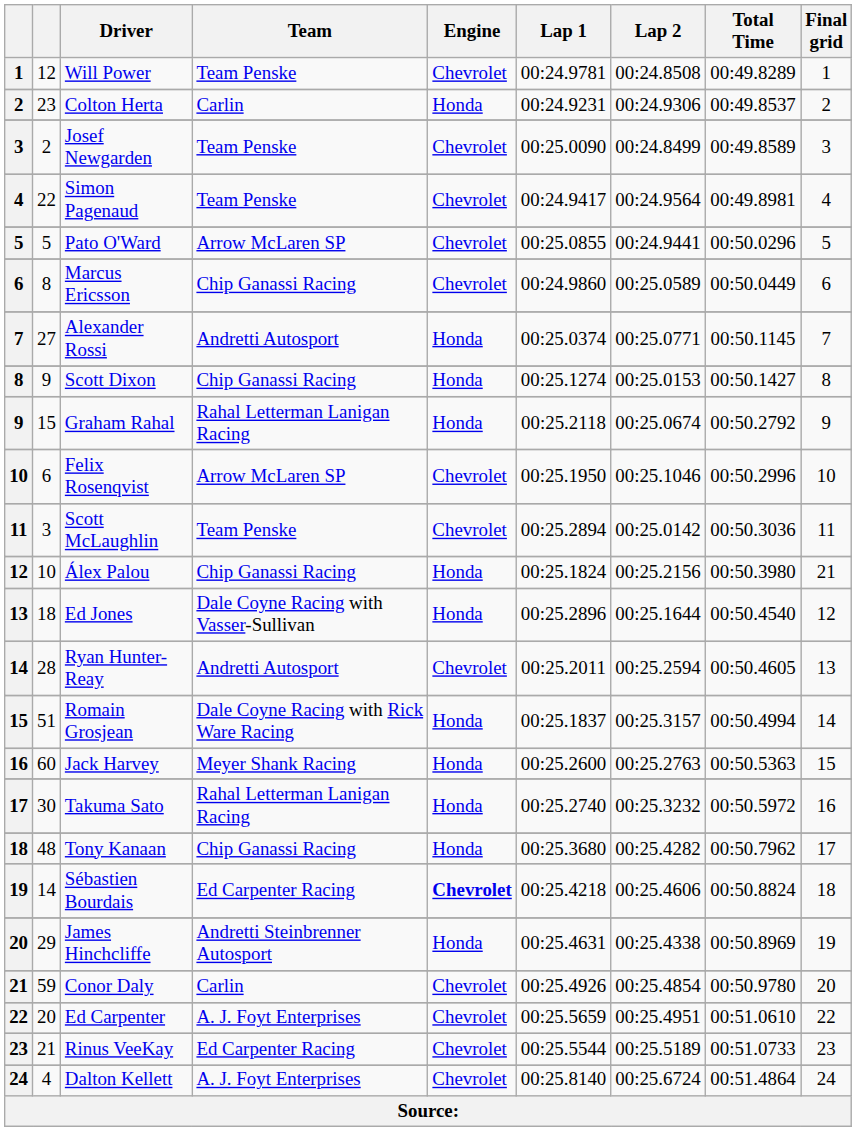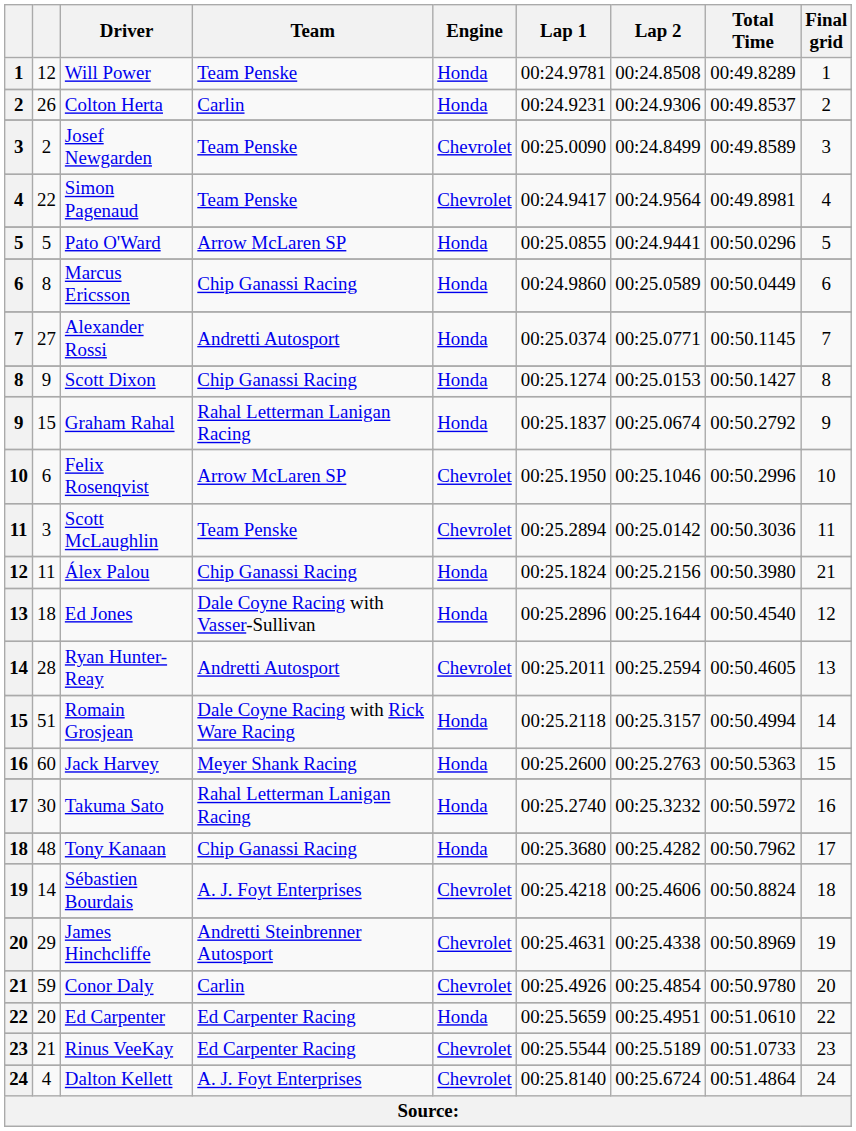(470, 73) Chevrolet -> (462, 73) Honda
(46, 104) 23 -> (46, 104) 26
(470, 242) Chevrolet -> (462, 242) Honda
(470, 284) Chevrolet -> (462, 284) Honda
(564, 422) 00:25.2118 -> (563, 422) 00:25.1837
(46, 571) 10 -> (46, 571) 11
(564, 721) 00:25.1837 -> (563, 721) 00:25.2118
(276, 890) Ed Carpenter Racing -> (279, 890) A. J. Foyt Enterprises
(472, 890) bold -> (474, 890) normal
(458, 943) Honda -> (474, 943) Chevrolet
(279, 1017) A. J. Foyt Enterprises -> (277, 1017) Ed Carpenter Racing
(470, 1017) Chevrolet -> (462, 1017) Honda
